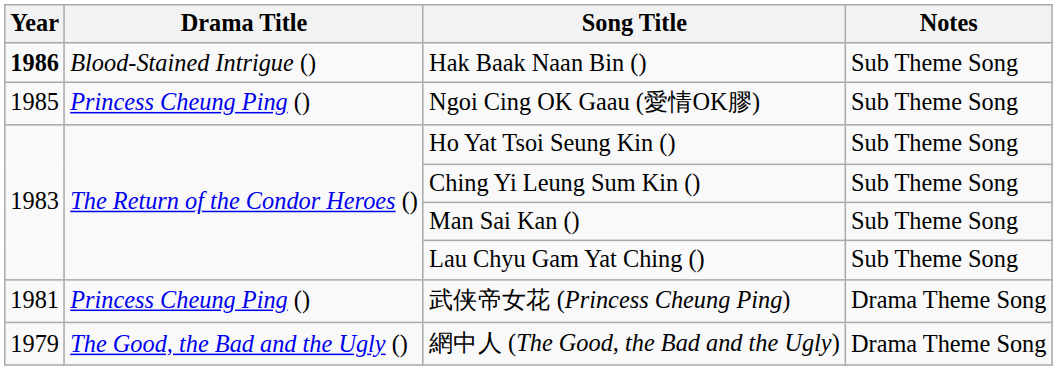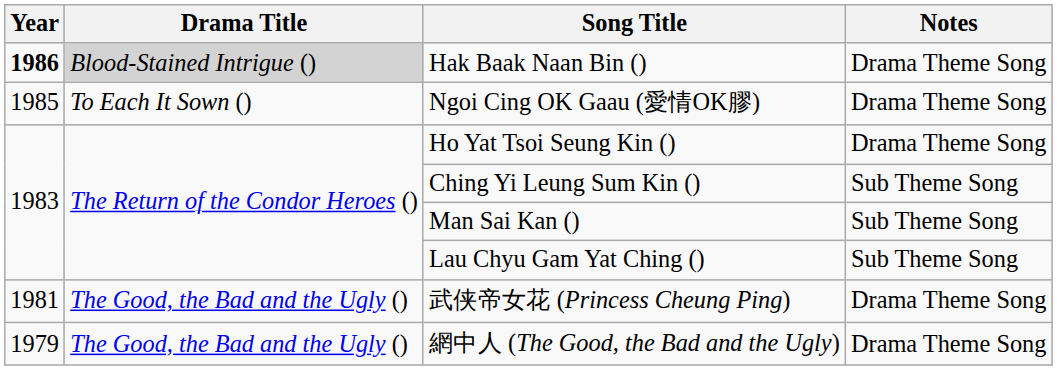(193, 62) no background -> (193, 62) lightgrey background
(935, 62) Sub Theme Song -> (949, 62) Drama Theme Song
(190, 103) Princess Cheung Ping () -> (161, 103) To Each It Sown ()
(935, 103) Sub Theme Song -> (949, 103) Drama Theme Song
(935, 144) Sub Theme Song -> (949, 144) Drama Theme Song
(190, 300) Princess Cheung Ping () -> (239, 300) The Good, the Bad and the Ugly ()
